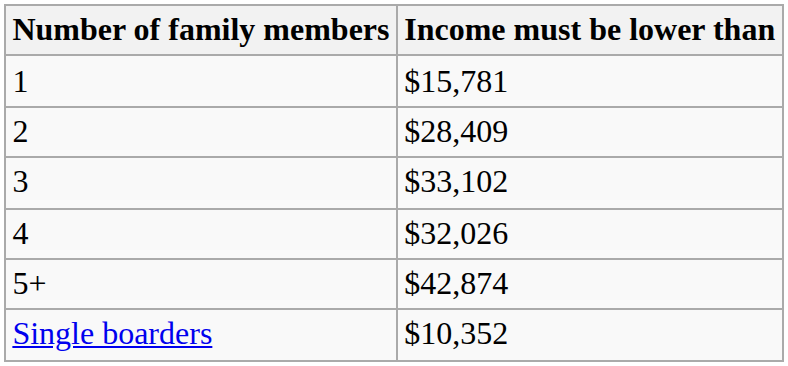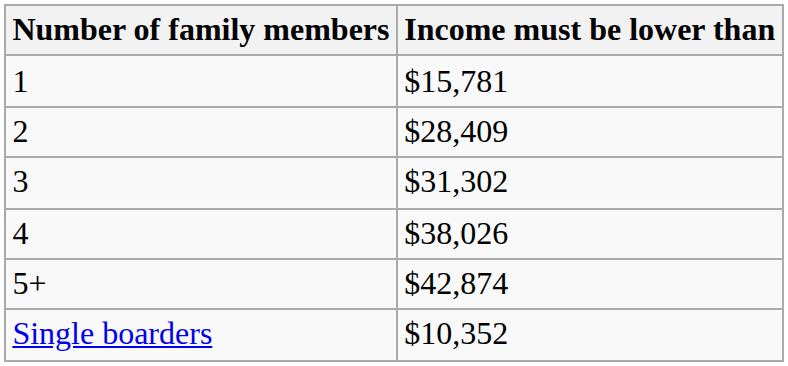(456, 182) $33,102 -> (456, 182) $31,302
(456, 232) $32,026 -> (456, 232) $38,026
